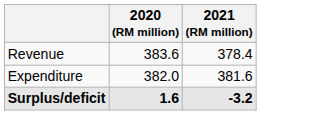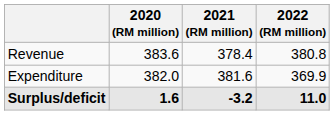+ column: (293, 23)
